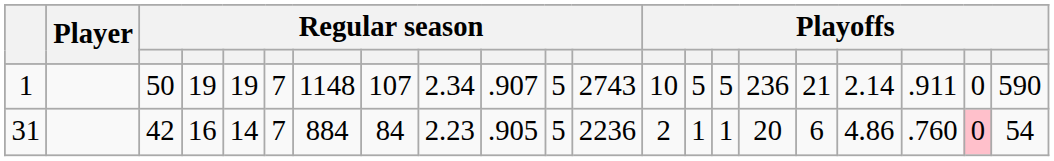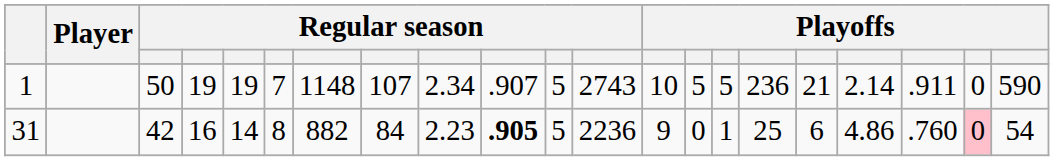(279, 131) 7 -> (279, 131) 8
(327, 131) 884 -> (327, 131) 882
(513, 131) normal -> (513, 131) bold
(664, 131) 2 -> (664, 131) 9
(698, 131) 1 -> (698, 131) 0
(768, 131) 20 -> (768, 131) 25
